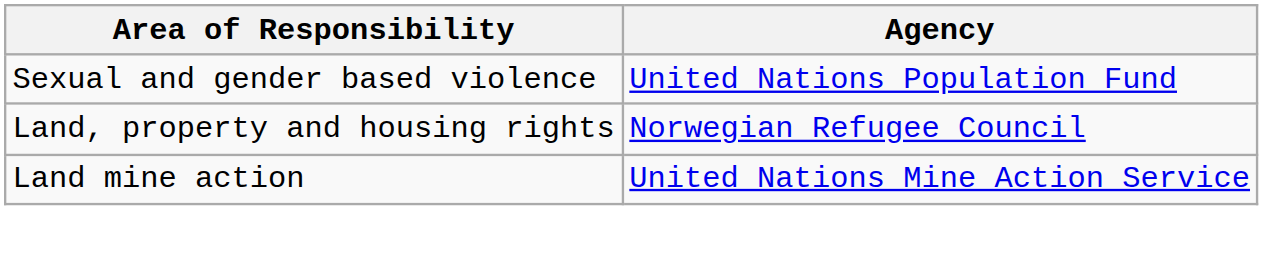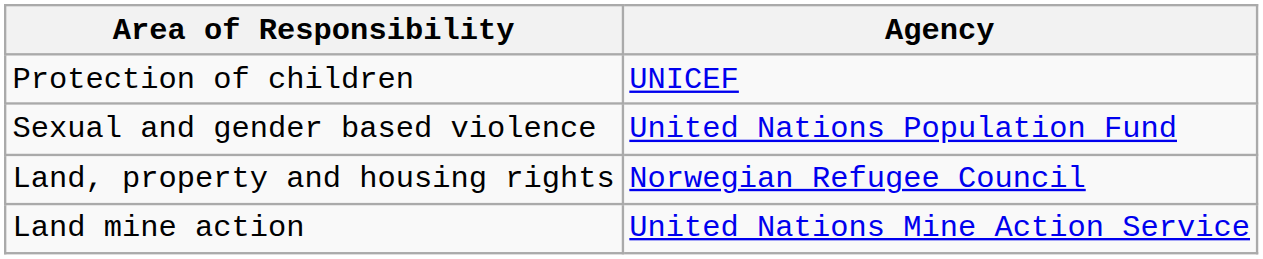+ row: (213, 80)
